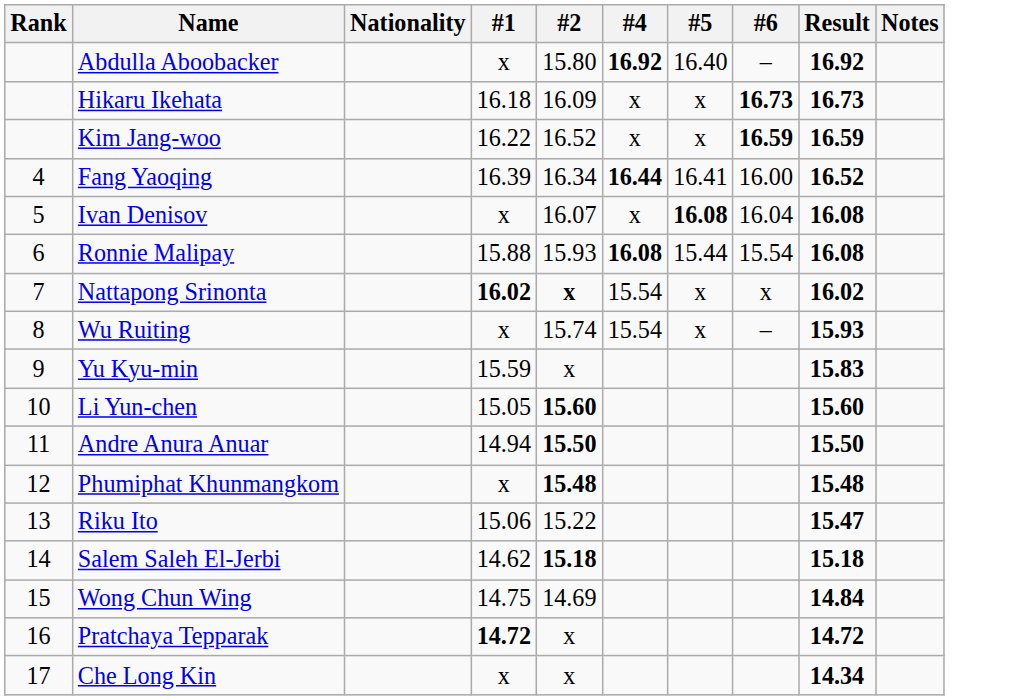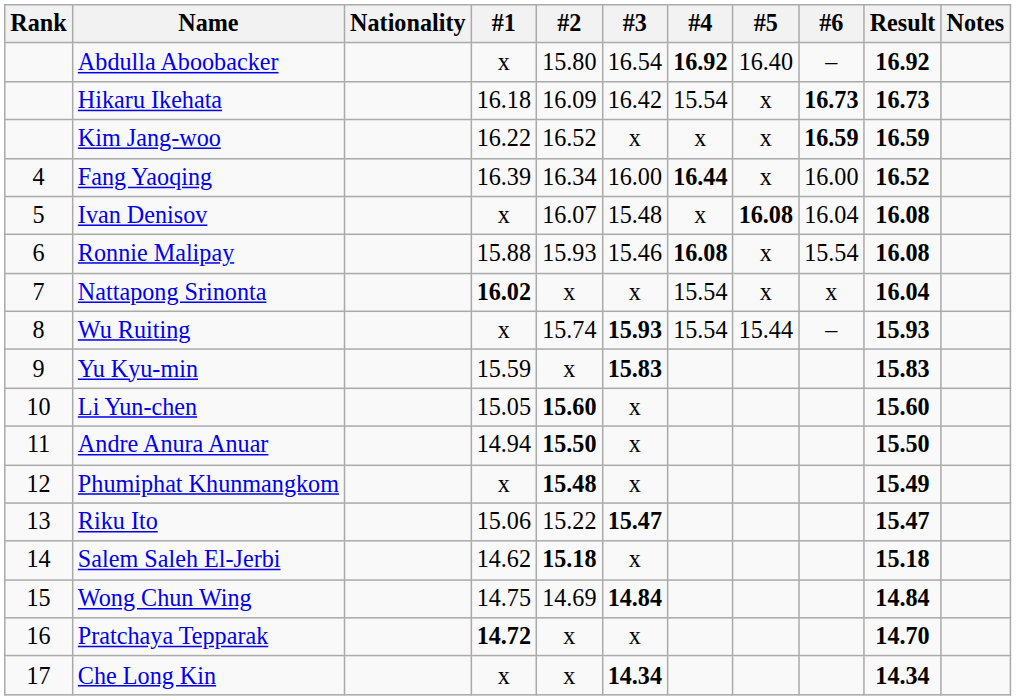+ column: (635, 23)
(635, 100) x -> (700, 100) 15.54
(700, 176) 16.41 -> (766, 176) x
(700, 253) 15.44 -> (766, 253) x
(569, 291) bold -> (569, 291) normal
(837, 291) 16.02 -> (903, 291) 16.04
(700, 330) x -> (766, 330) 15.44
(837, 483) 15.48 -> (903, 483) 15.49
(837, 636) 14.72 -> (903, 636) 14.70
